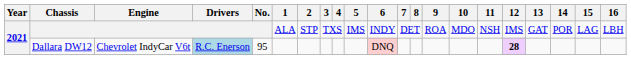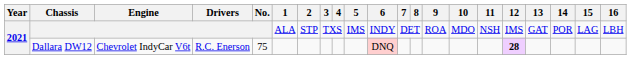(223, 46) lightblue background -> (223, 46) no background
(262, 46) 95 -> (262, 46) 75
